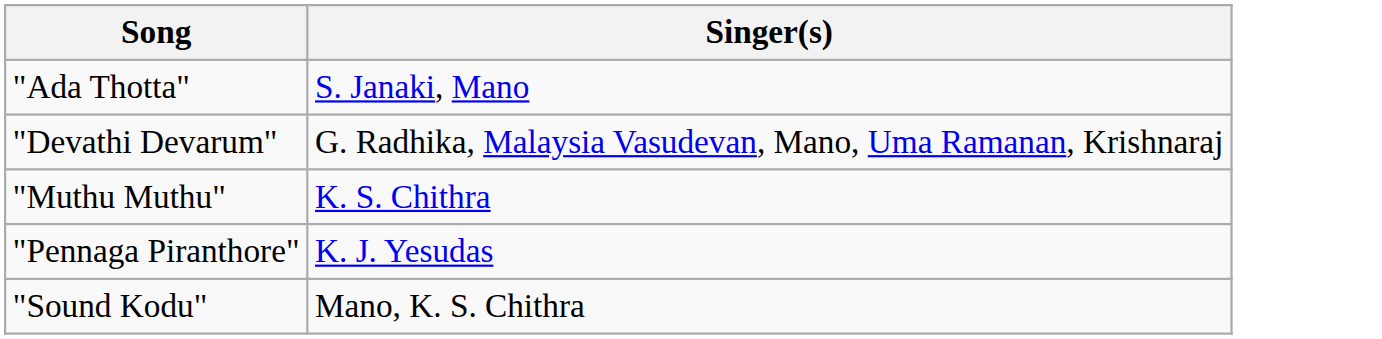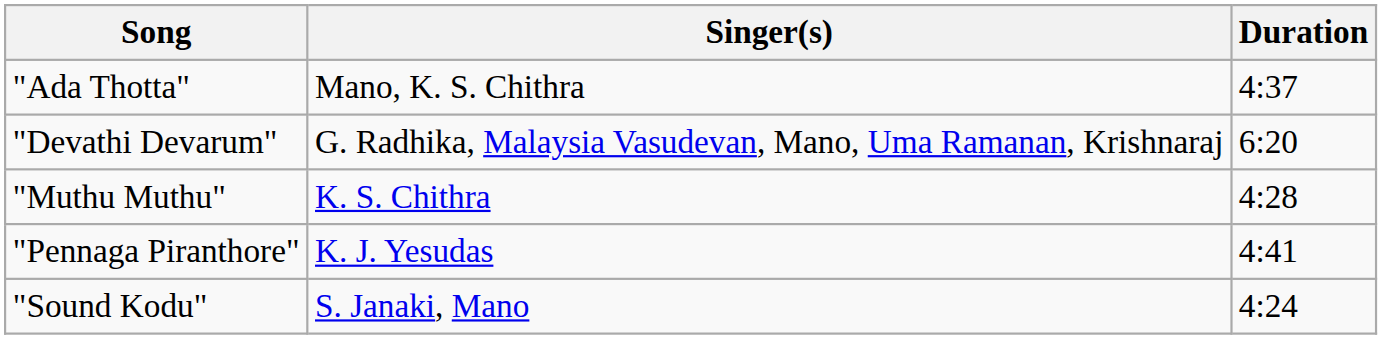+ column: (1304, 32)
(422, 87) S. Janaki, Mano -> (450, 87) Mano, K. S. Chithra
(450, 306) Mano, K. S. Chithra -> (422, 306) S. Janaki, Mano
